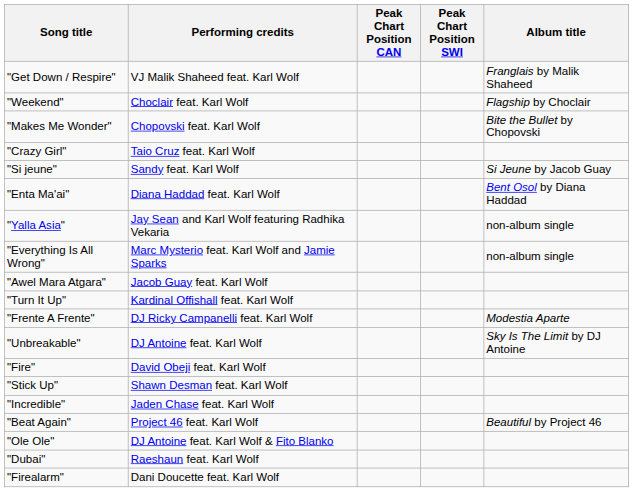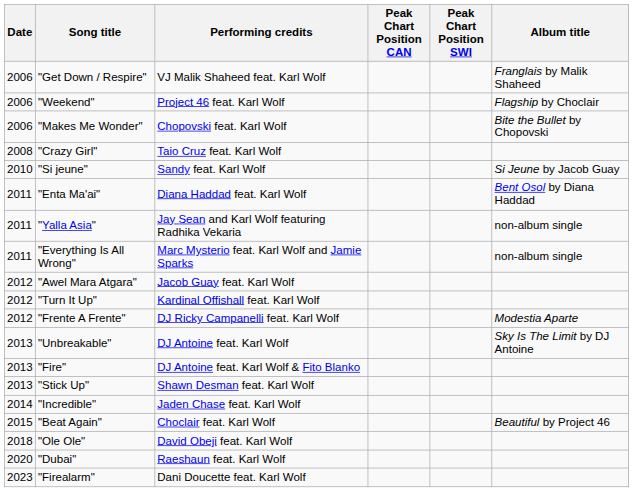+ column: (20, 33)
(190, 102) Choclair feat. Karl Wolf -> (221, 102) Project 46 feat. Karl Wolf
(198, 367) David Obeji feat. Karl Wolf -> (259, 367) DJ Antoine feat. Karl Wolf & Fito Blanko
(194, 422) Project 46 feat. Karl Wolf -> (216, 422) Choclair feat. Karl Wolf
(232, 440) DJ Antoine feat. Karl Wolf & Fito Blanko -> (225, 440) David Obeji feat. Karl Wolf
